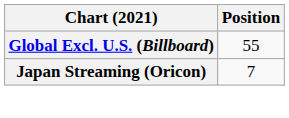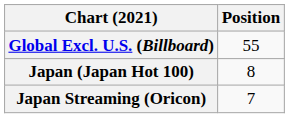+ row: (111, 71)
